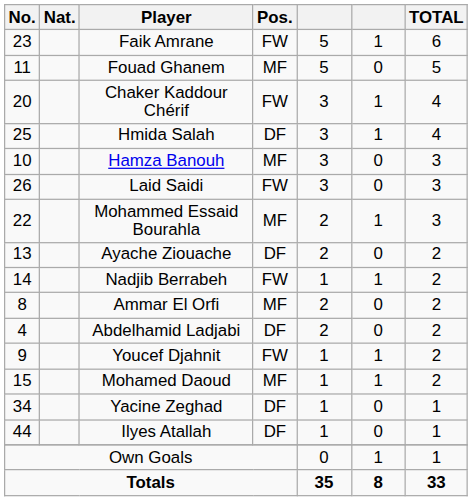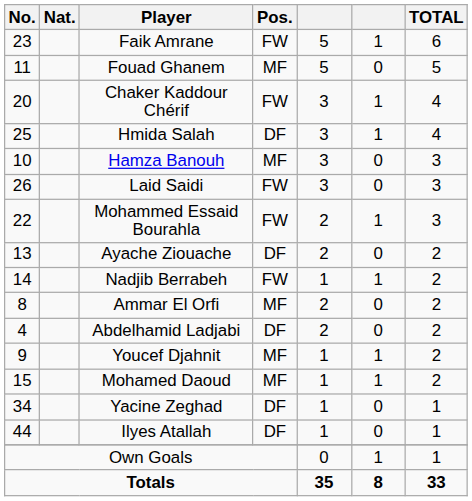(275, 220) MF -> (275, 220) FW
(275, 355) FW -> (275, 355) MF
